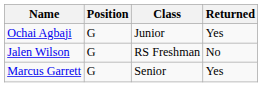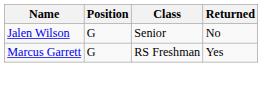- row: (39, 33)
(167, 52) RS Freshman -> (150, 33) Senior
(150, 71) Senior -> (167, 52) RS Freshman
